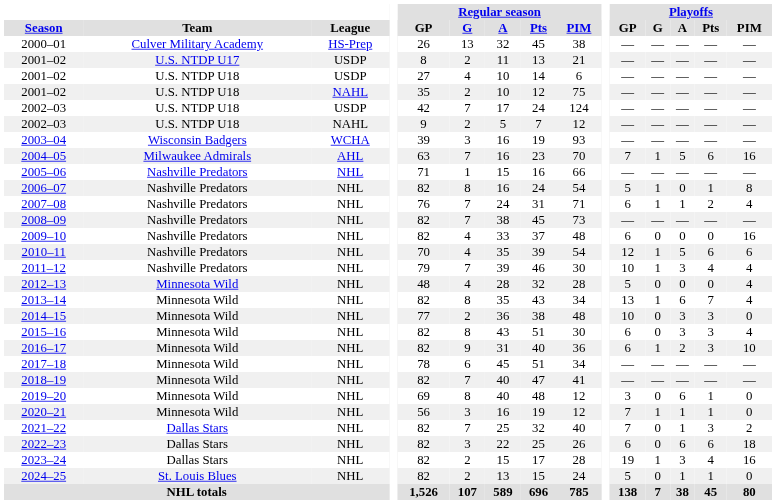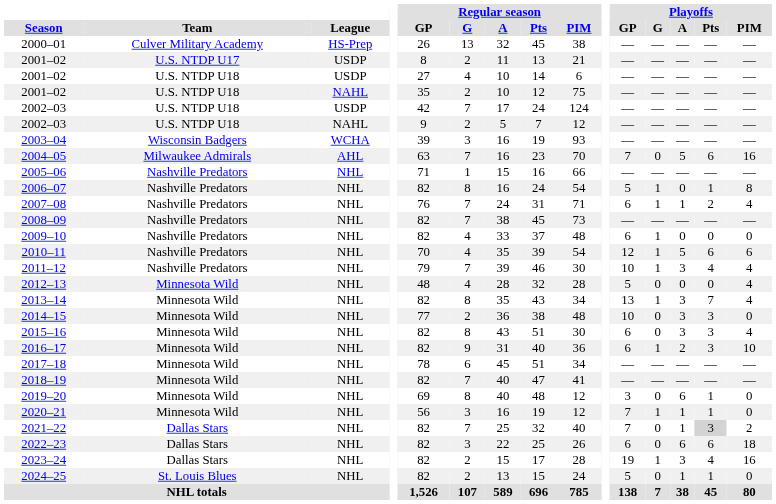(658, 156) 1 -> (658, 156) 0
(658, 236) 0 -> (658, 236) 1
(749, 236) 16 -> (749, 236) 0
(682, 300) 6 -> (682, 300) 3
(711, 428) no background -> (711, 428) lightgrey background
